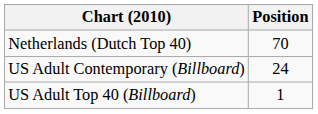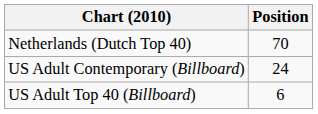(280, 95) 1 -> (280, 95) 6
